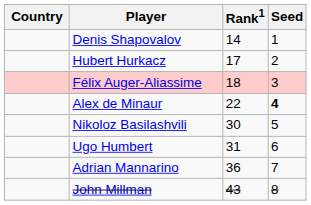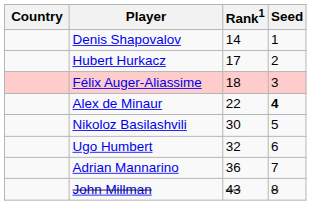(233, 146) 31 -> (233, 146) 32
